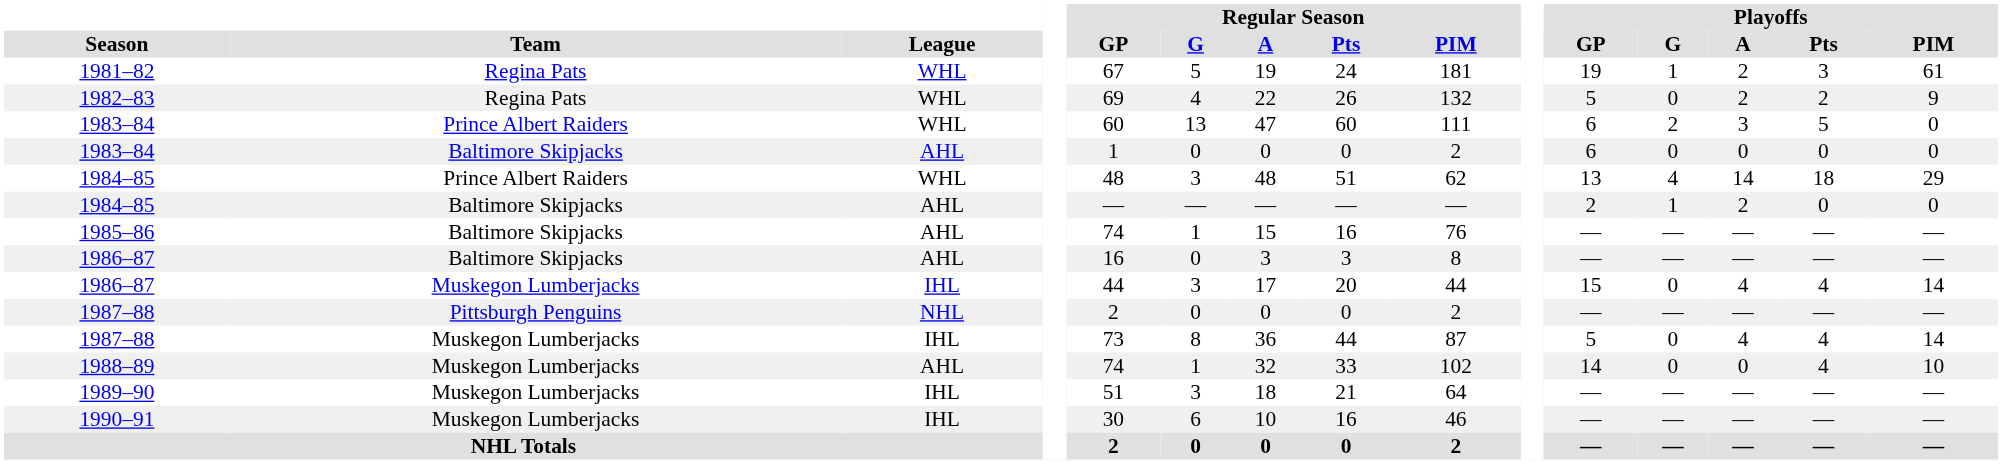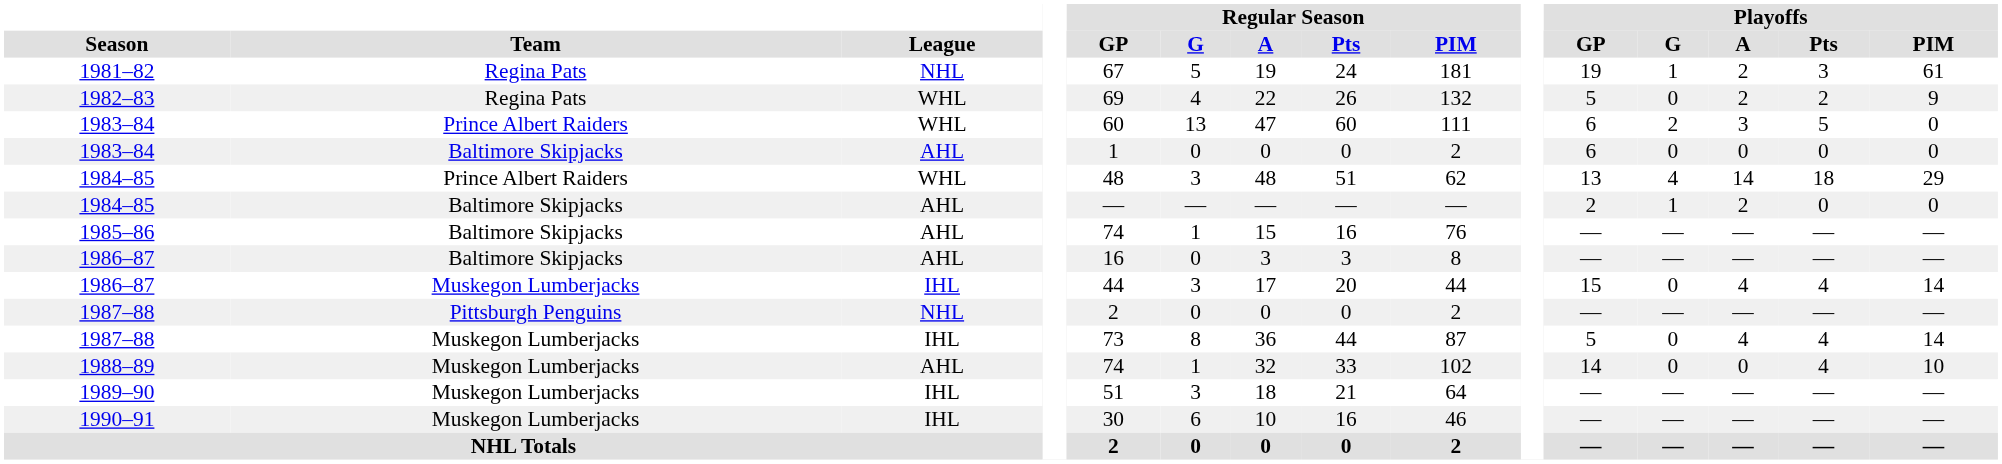(942, 70) WHL -> (942, 70) NHL
